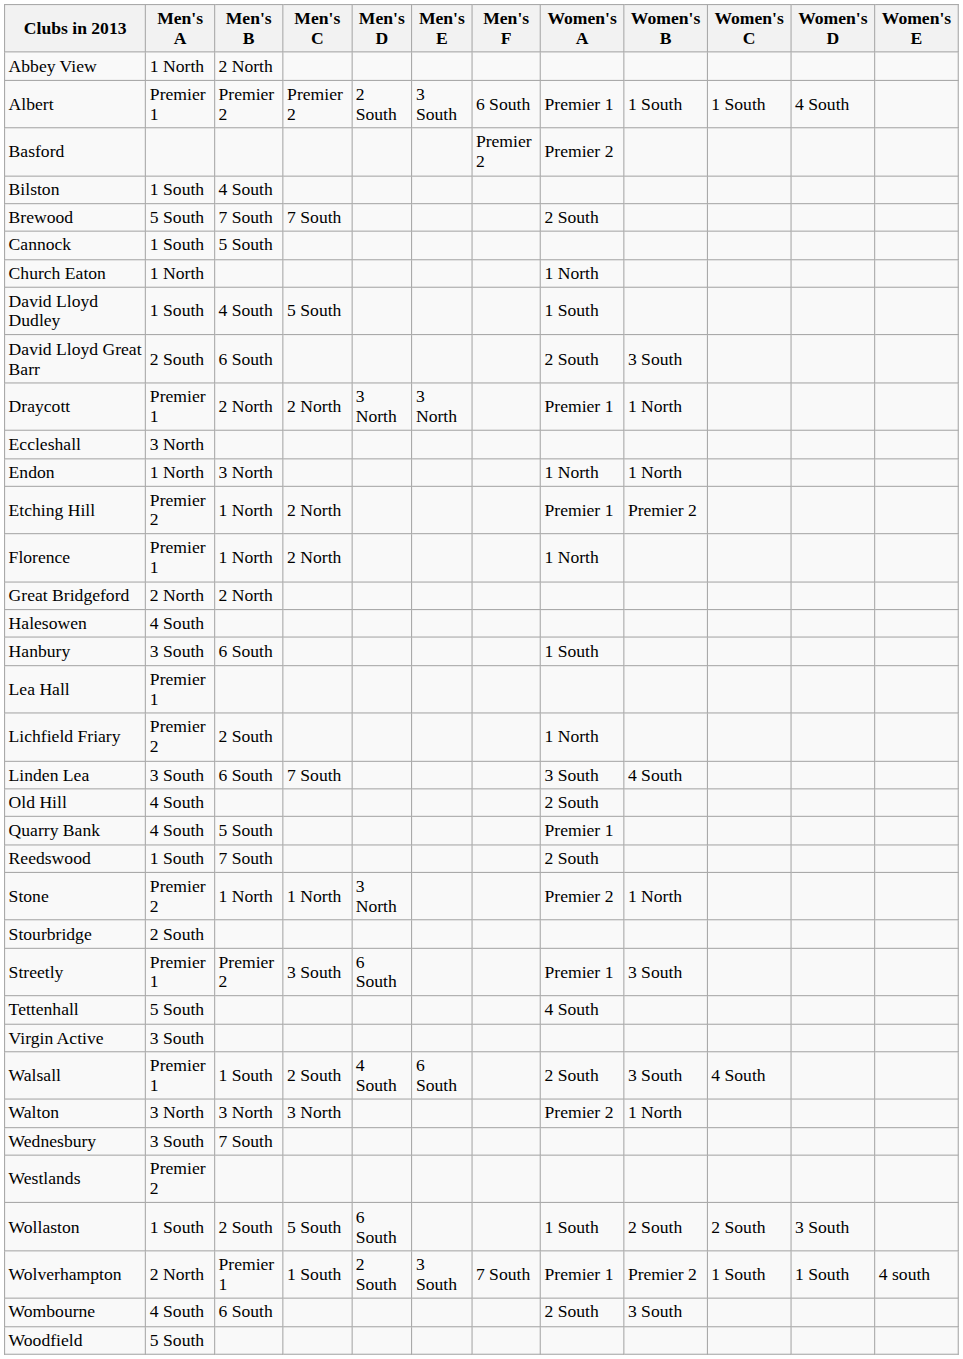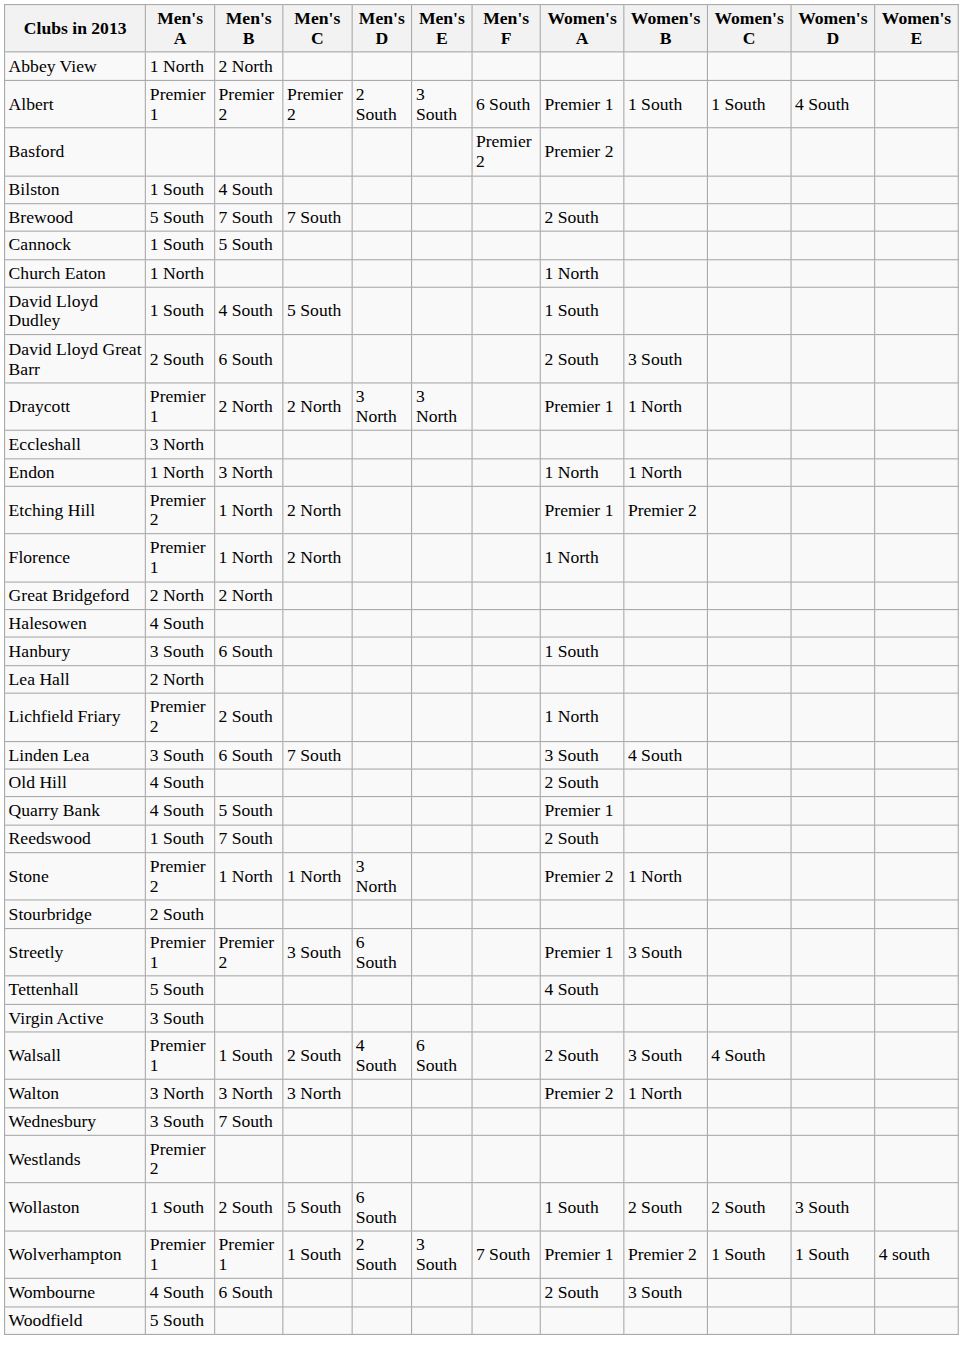(178, 689) Premier 1 -> (177, 679) 2 North
(177, 1274) 2 North -> (178, 1254) Premier 1
